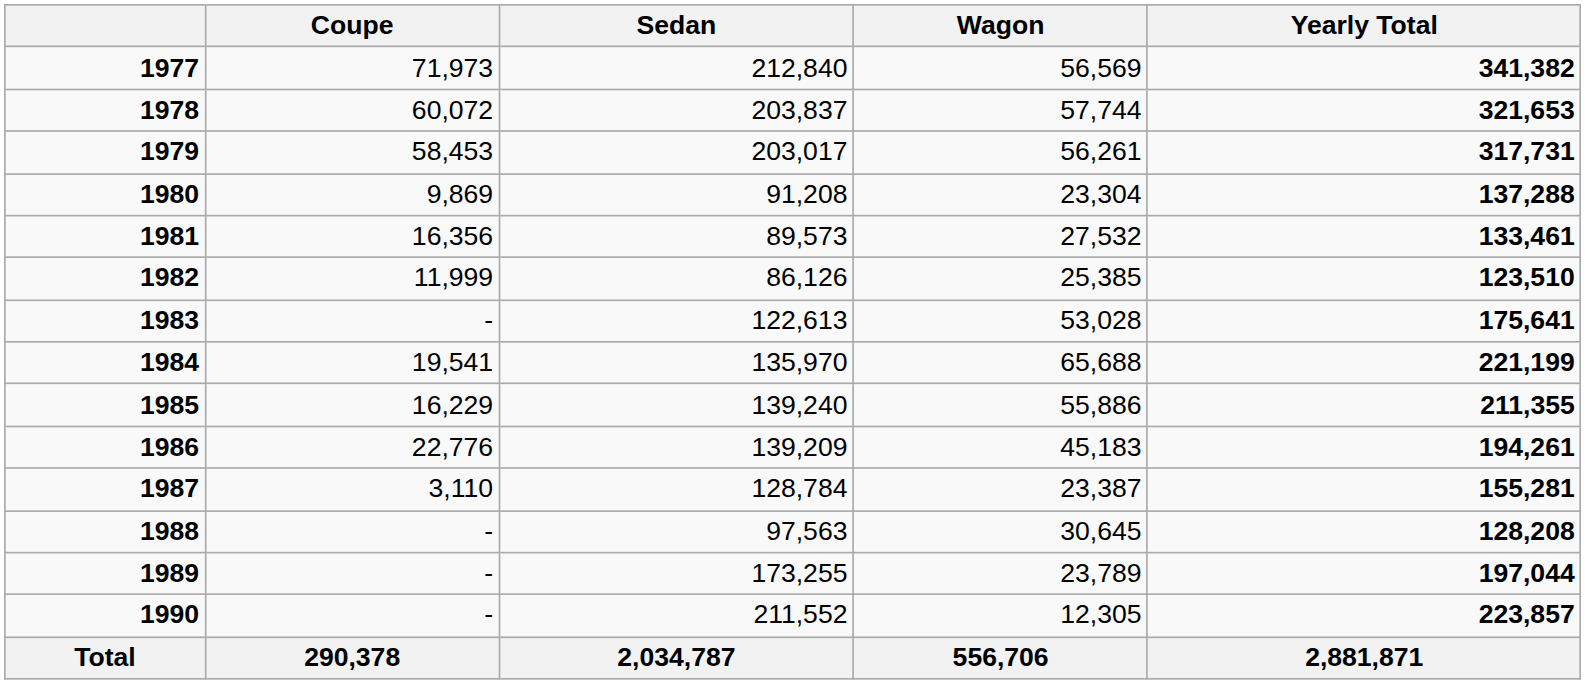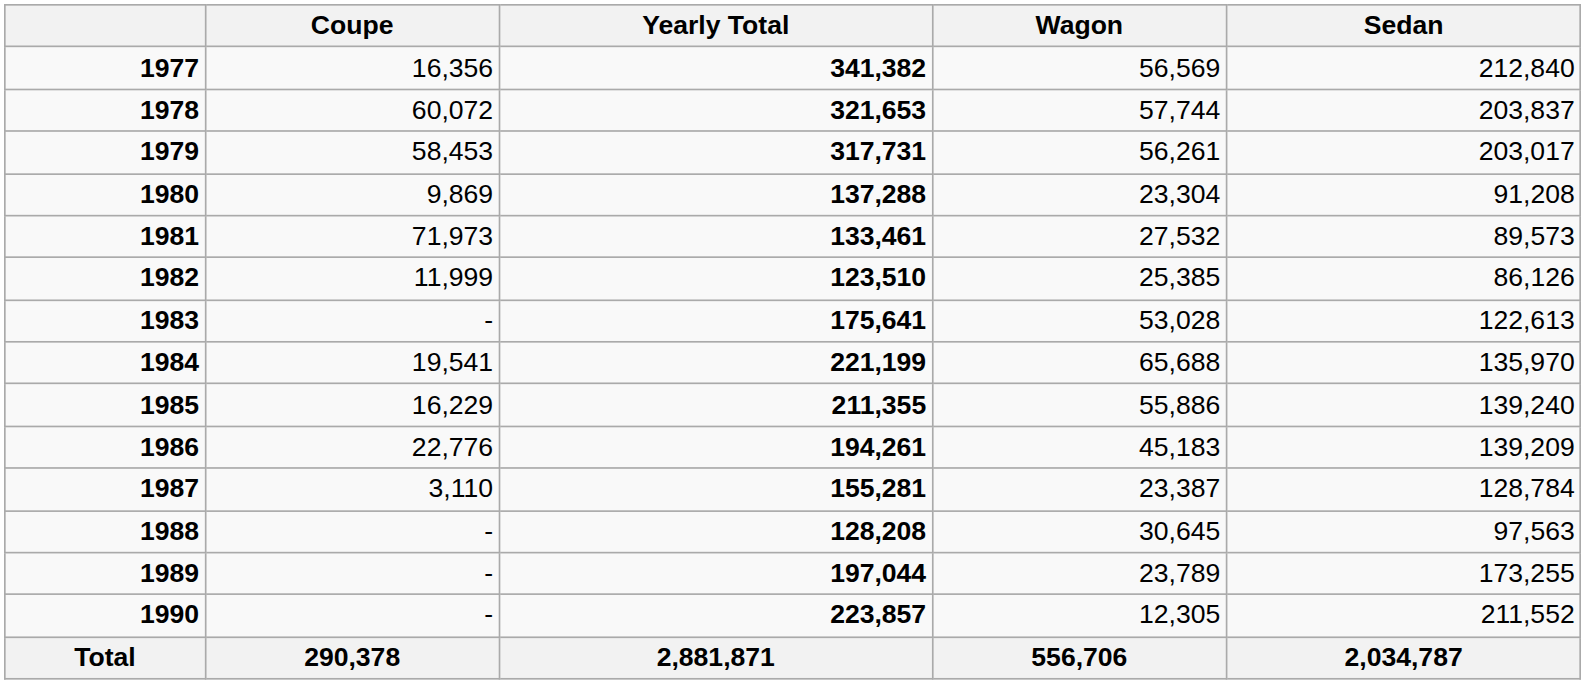columns swapped: (676, 25) <-> (1364, 25)
(452, 67) 71,973 -> (452, 67) 16,356
(452, 236) 16,356 -> (452, 236) 71,973
